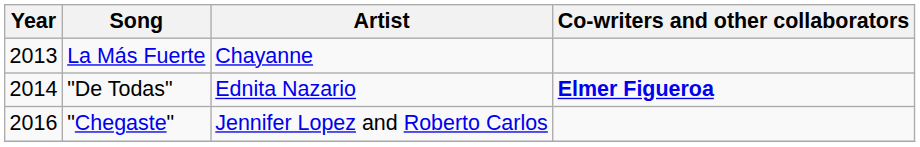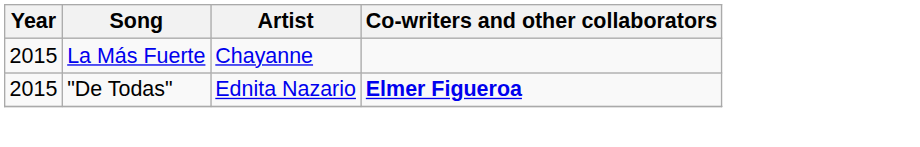(33, 55) 2013 -> (33, 55) 2015
(33, 89) 2014 -> (33, 89) 2015
- row: (121, 123)
